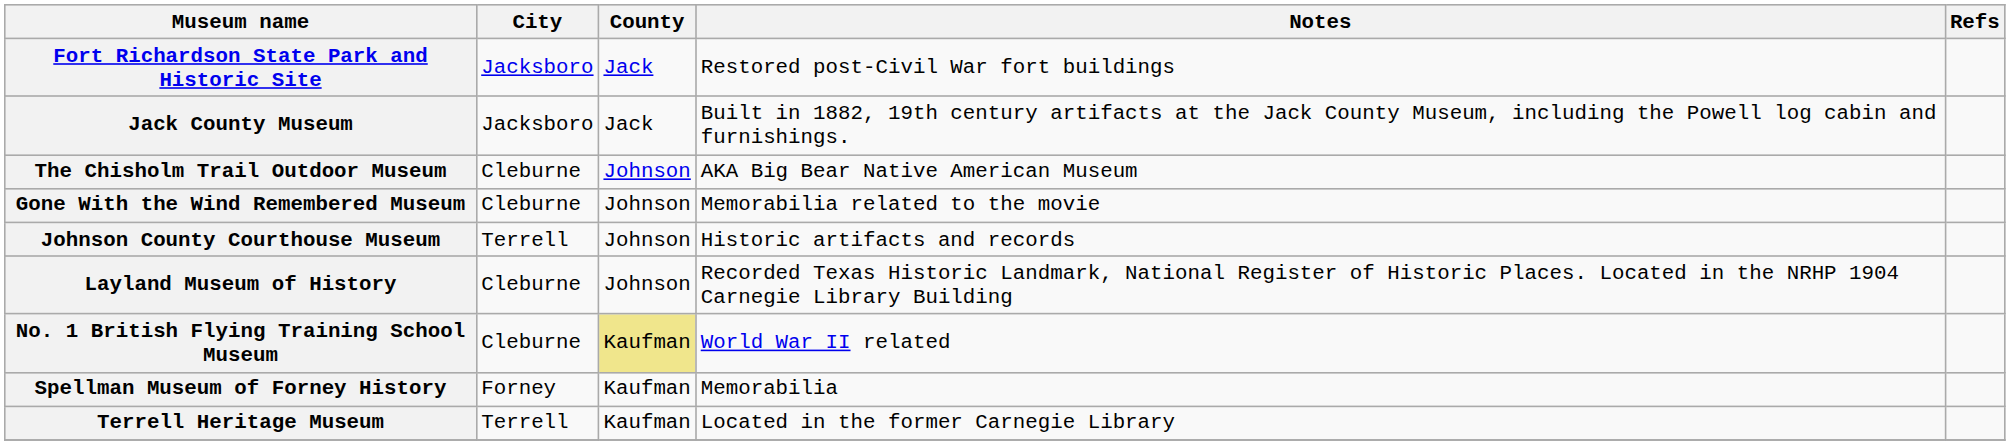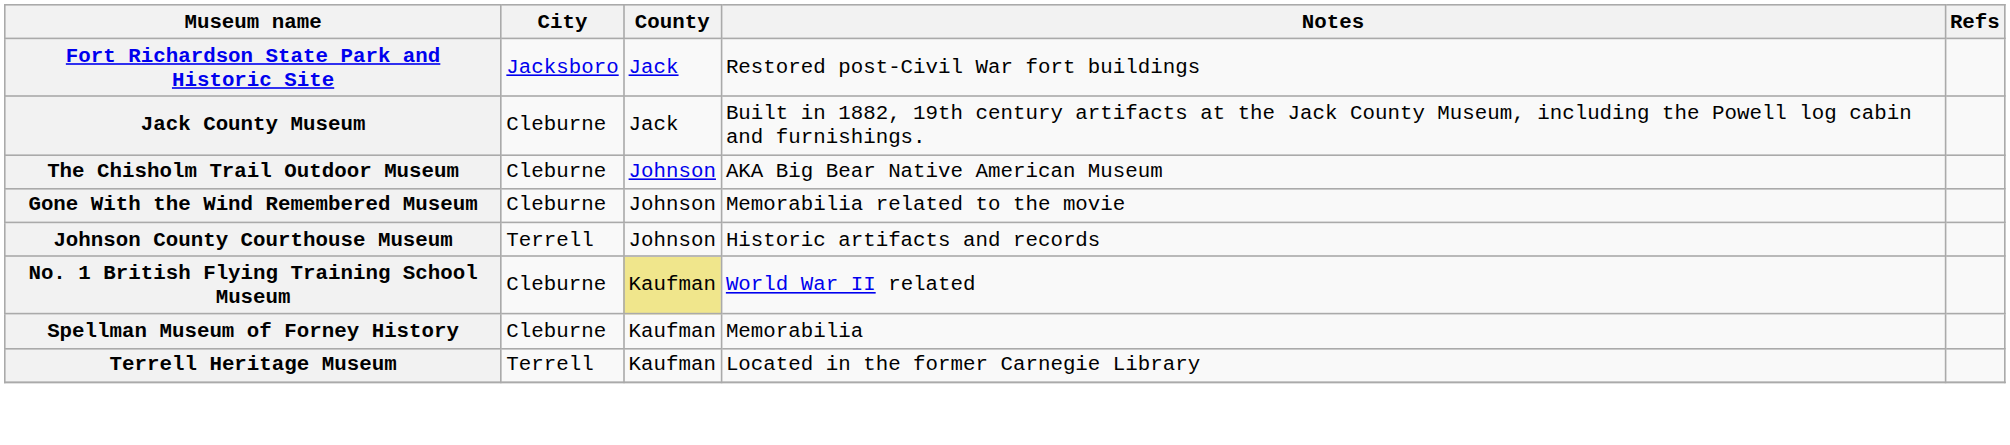(537, 126) Jacksboro -> (556, 126) Cleburne
- row: (241, 285)
(519, 389) Forney -> (556, 331) Cleburne
